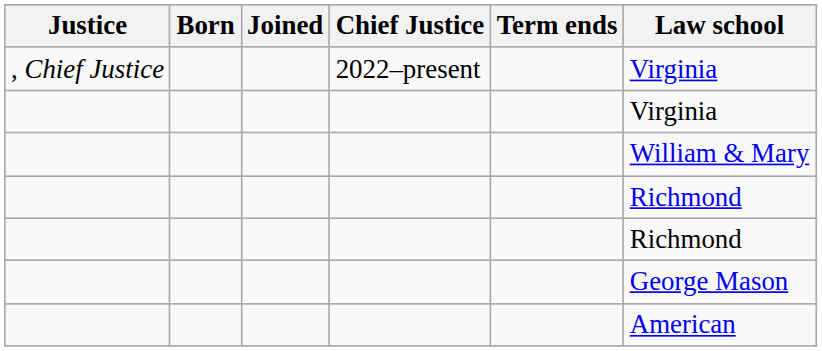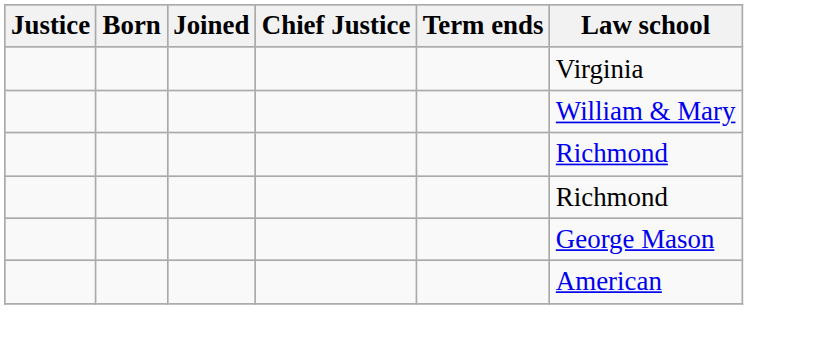- row: (88, 68)
